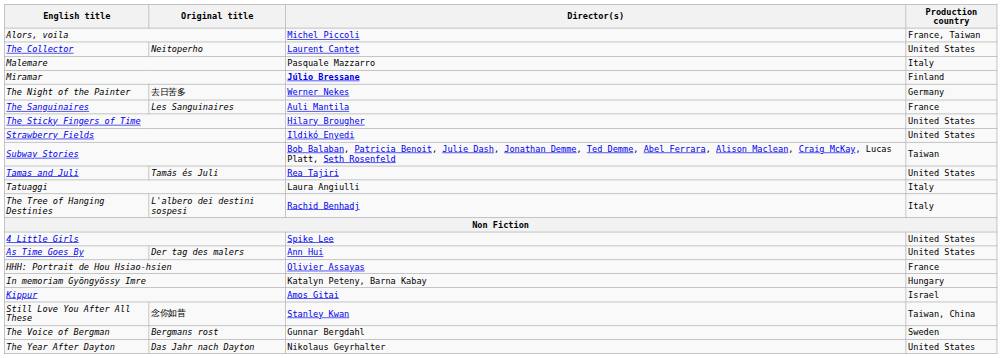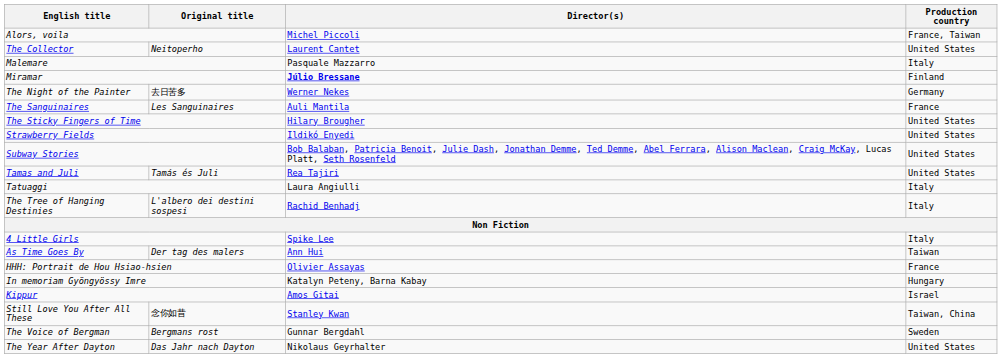(924, 154) Taiwan -> (942, 154) United States
(942, 239) United States -> (921, 239) Italy
(942, 253) United States -> (924, 253) Taiwan
